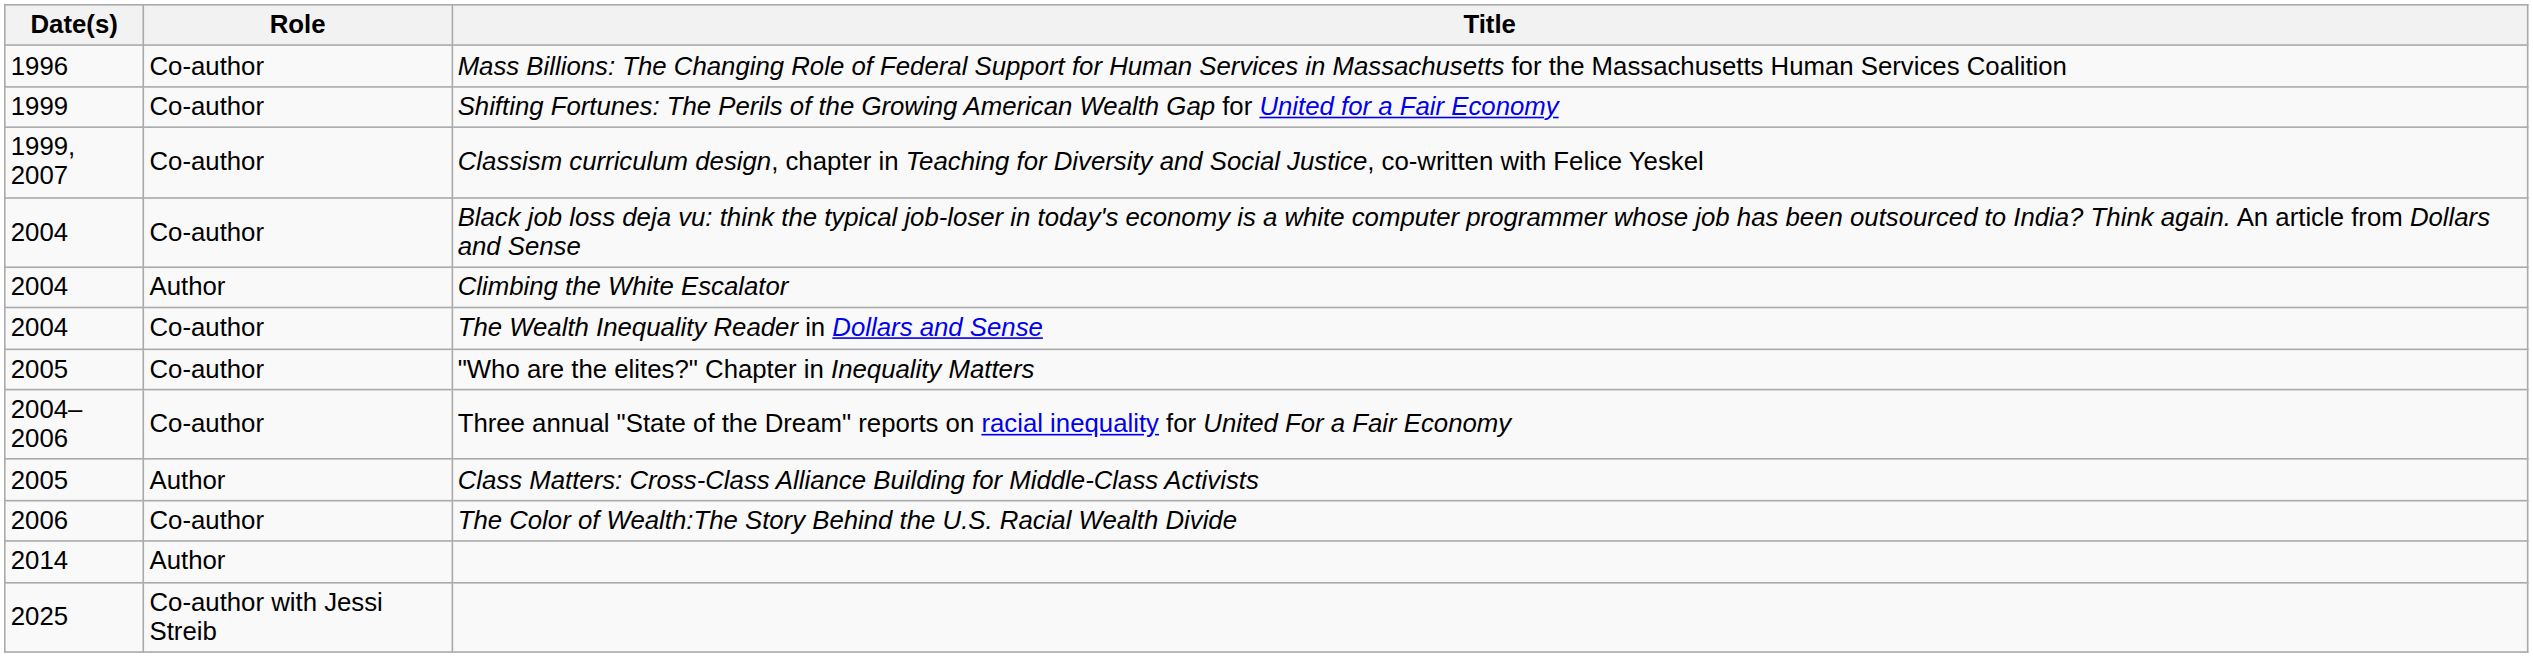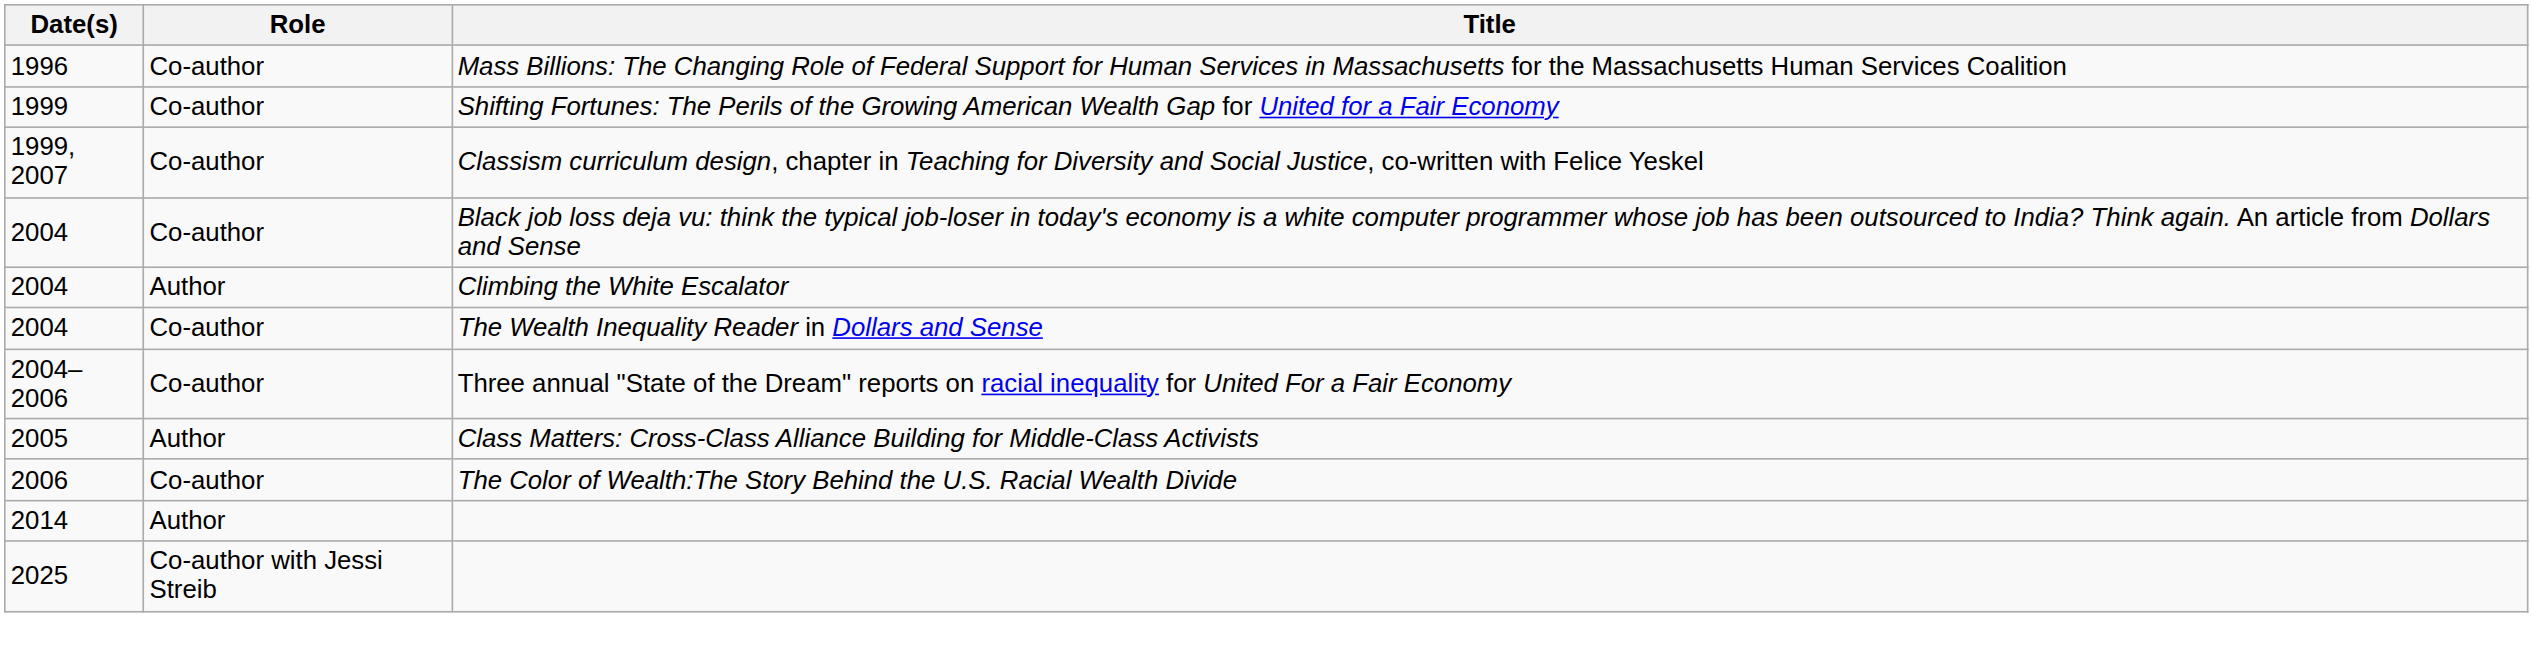- row: (39, 368)
